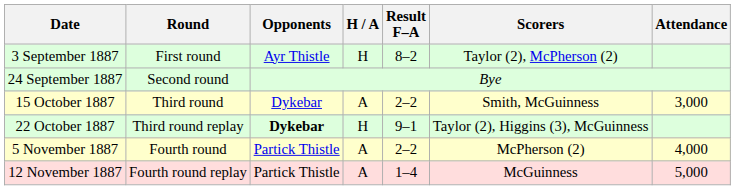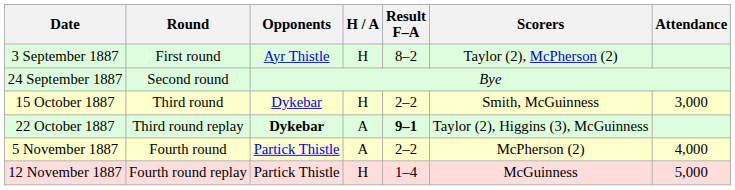(363, 102) A -> (363, 102) H
(363, 126) H -> (363, 126) A
(406, 126) normal -> (406, 126) bold
(363, 172) A -> (363, 172) H
